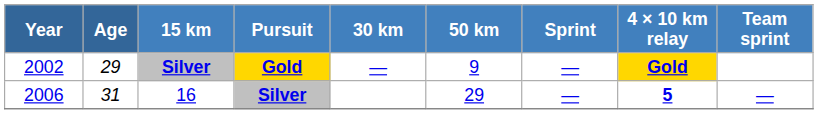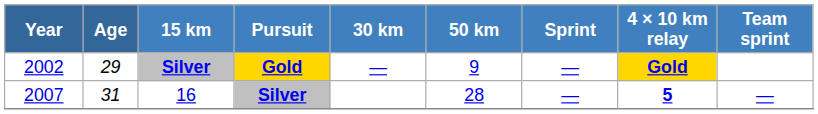(44, 95) 2006 -> (44, 95) 2007
(474, 95) 29 -> (474, 95) 28
